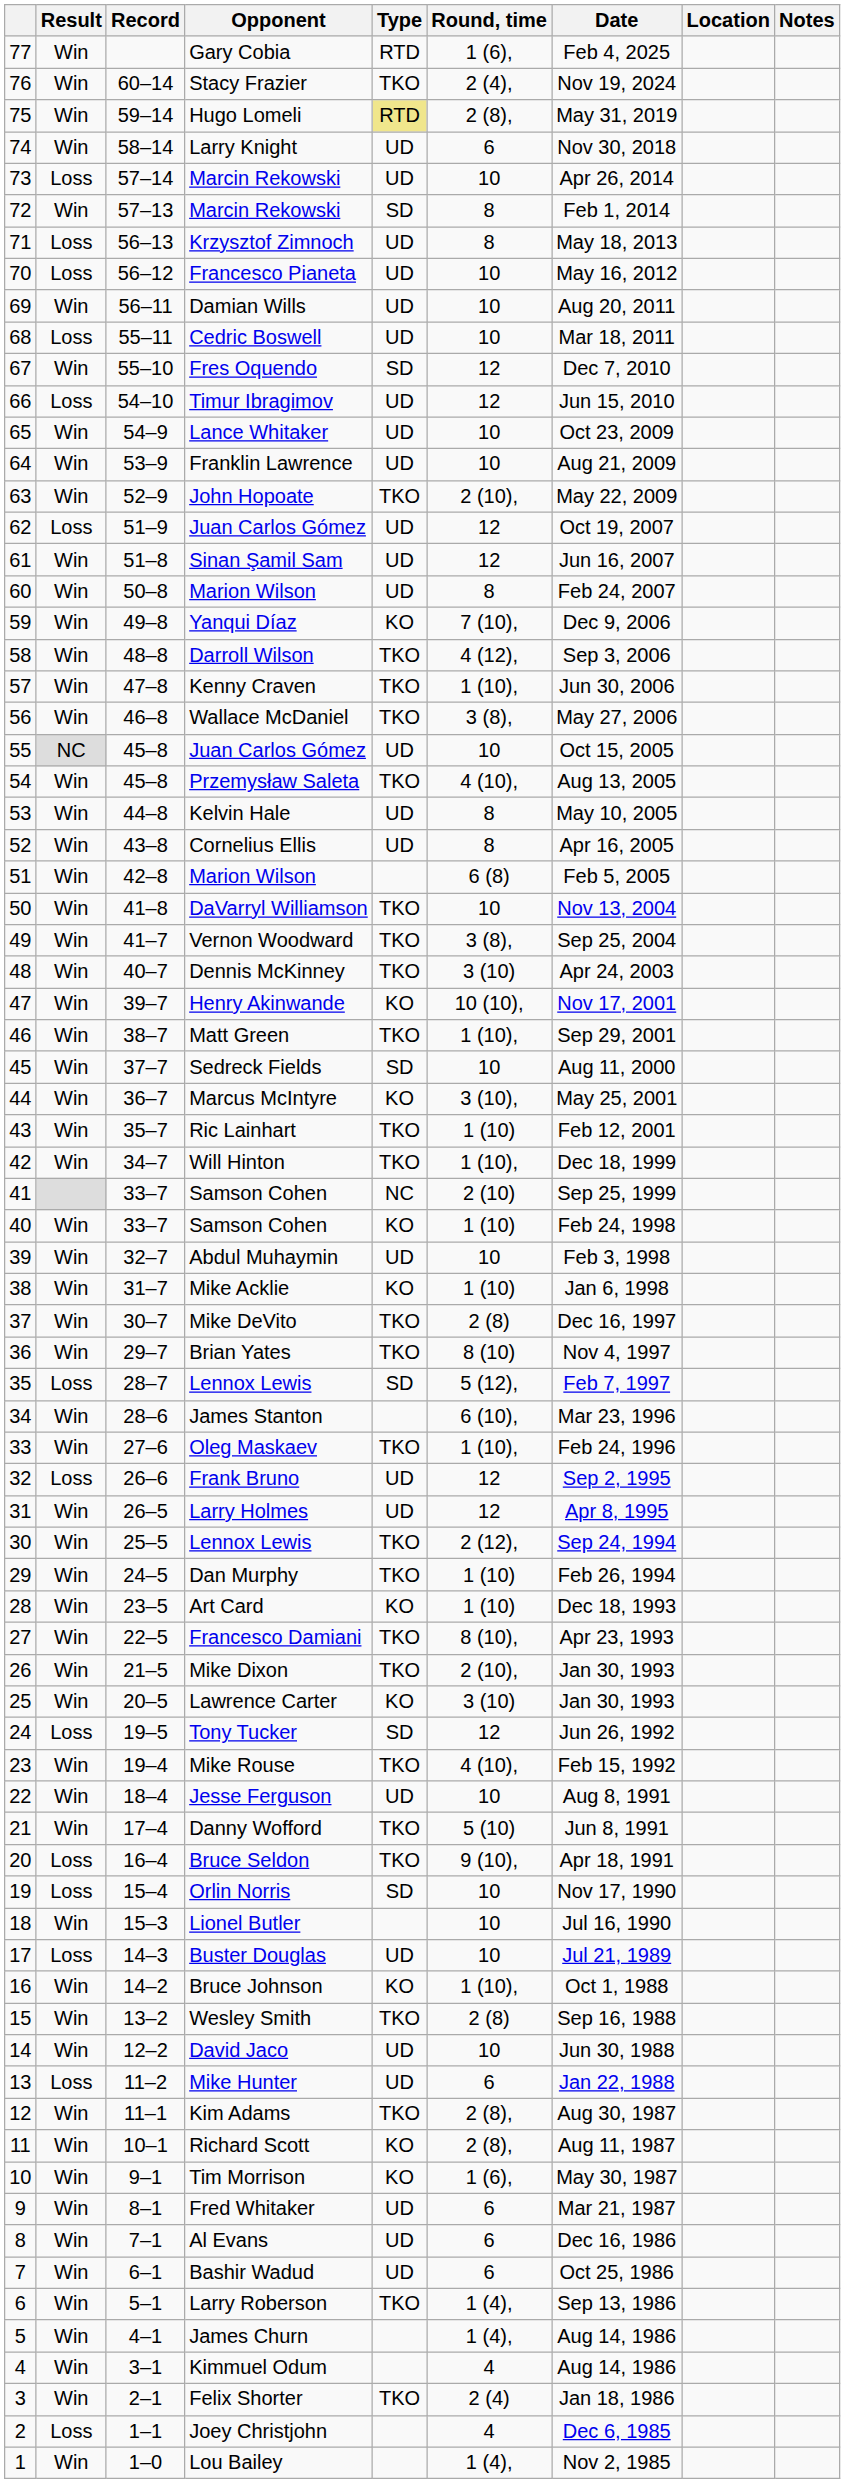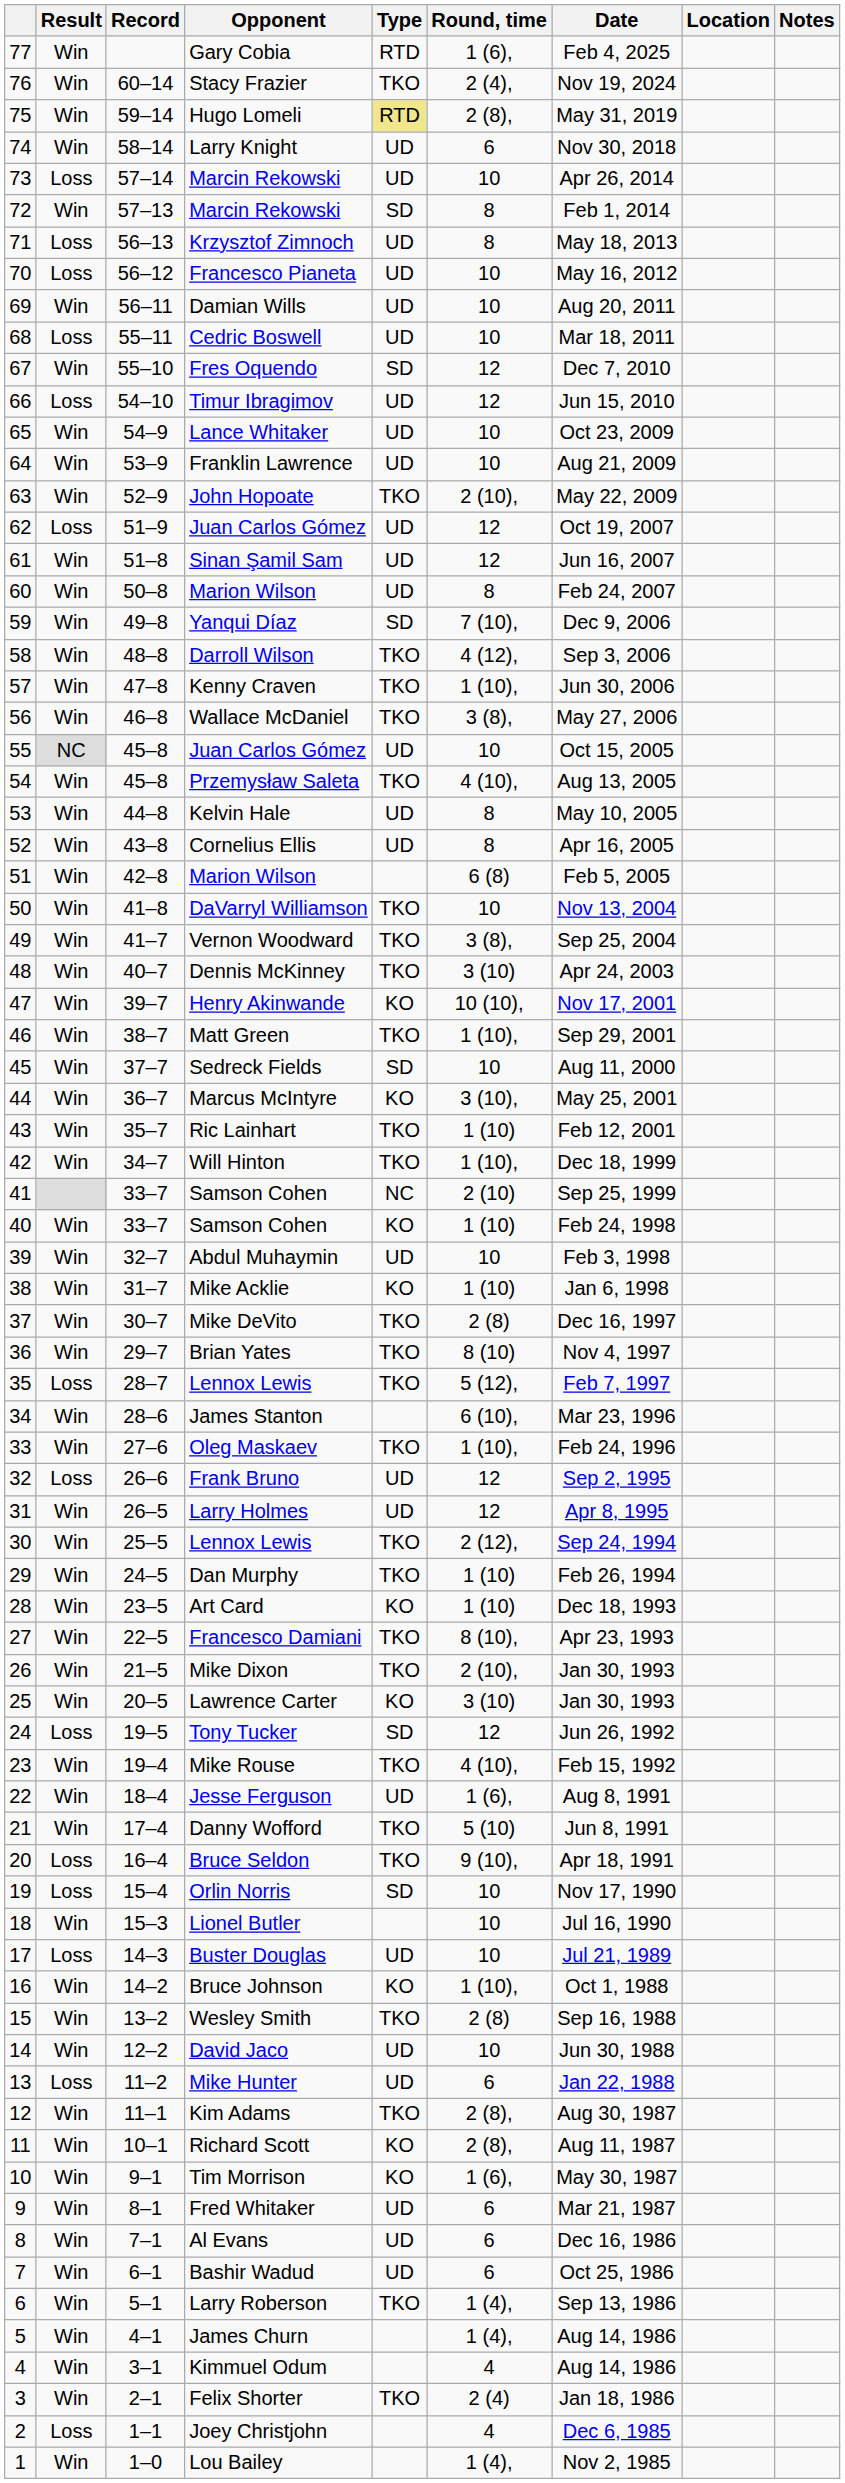(400, 623) KO -> (400, 623) SD
(400, 1384) SD -> (400, 1384) TKO
(489, 1796) 10 -> (489, 1796) 1 (6),
